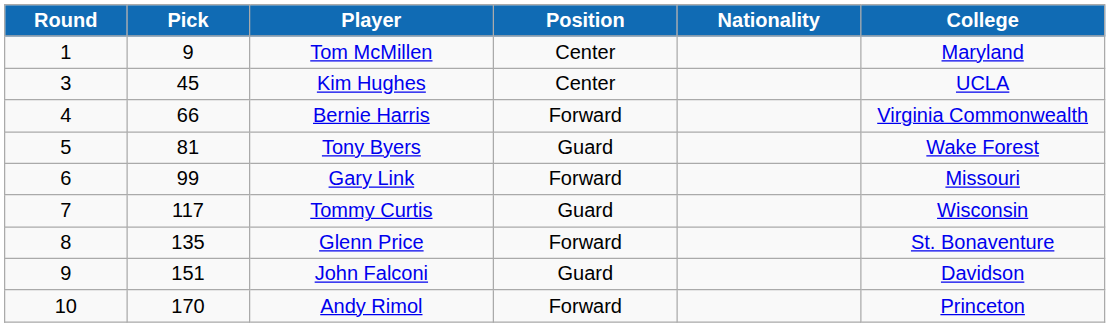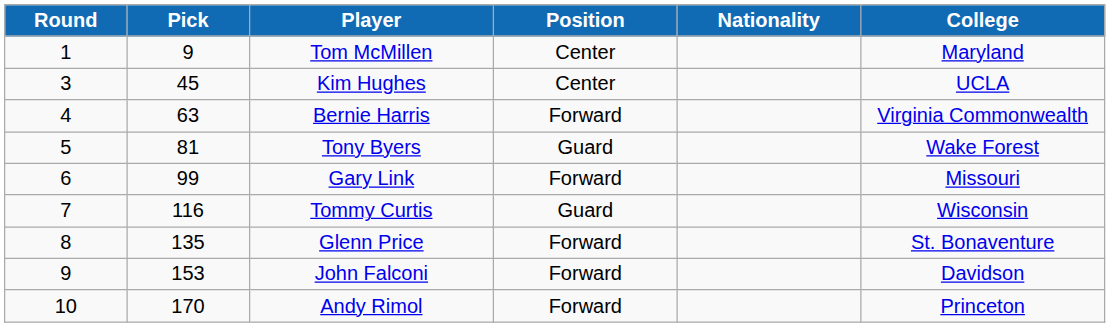(188, 115) 66 -> (188, 115) 63
(188, 210) 117 -> (188, 210) 116
(188, 274) 151 -> (188, 274) 153
(585, 274) Guard -> (585, 274) Forward
